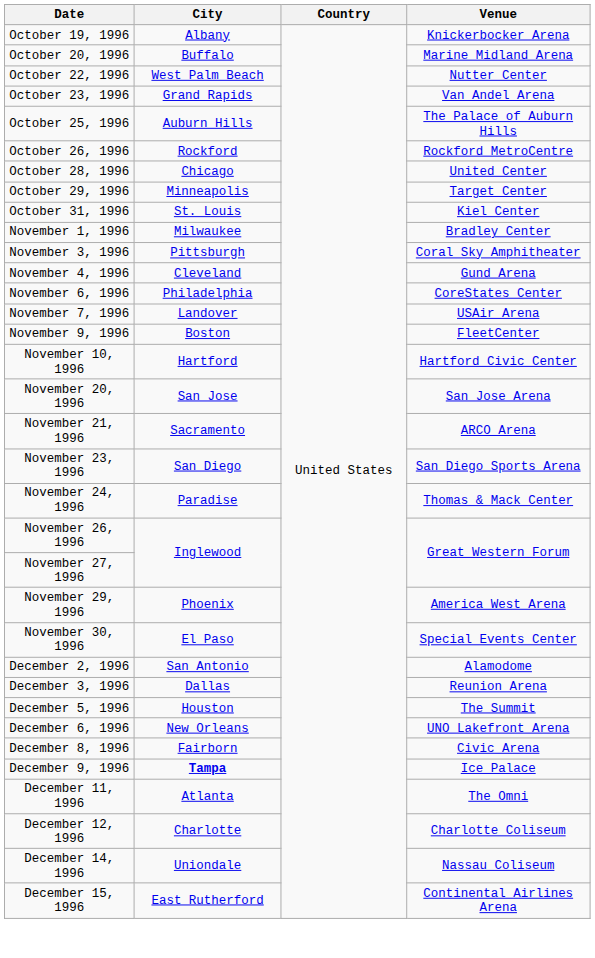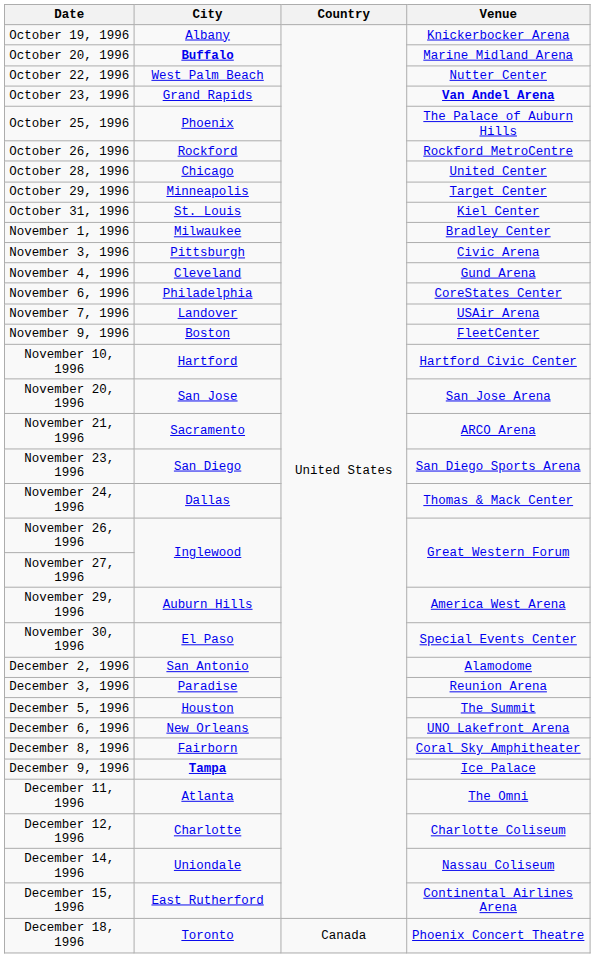(208, 55) normal -> (208, 55) bold
(498, 96) normal -> (498, 96) bold
(208, 124) Auburn Hills -> (208, 124) Phoenix
(498, 253) Coral Sky Amphitheater -> (498, 253) Civic Arena
(208, 501) Paradise -> (208, 501) Dallas
(208, 605) Phoenix -> (208, 605) Auburn Hills
(208, 687) Dallas -> (208, 687) Paradise
(498, 749) Civic Arena -> (498, 749) Coral Sky Amphitheater
+ row: (69, 935)
